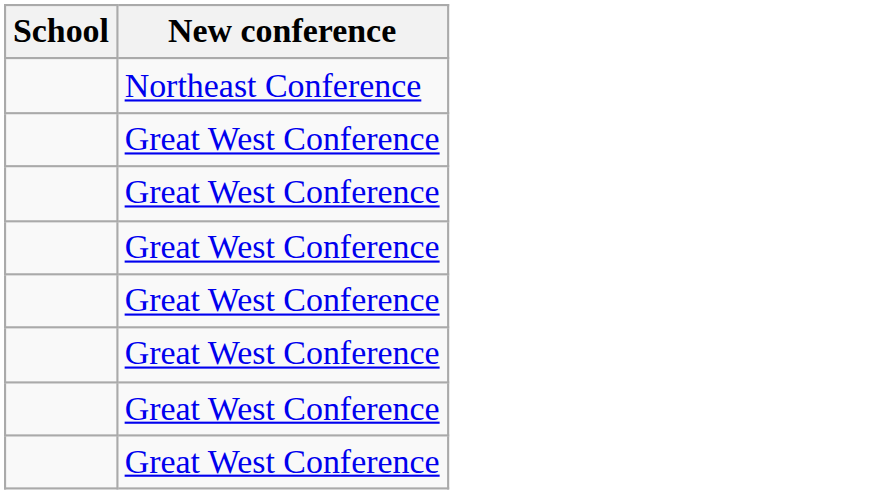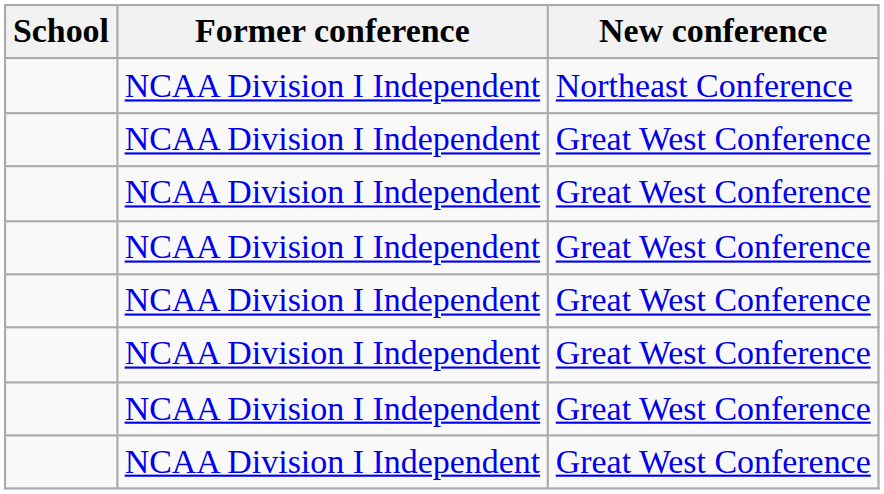+ column: (332, 31)
